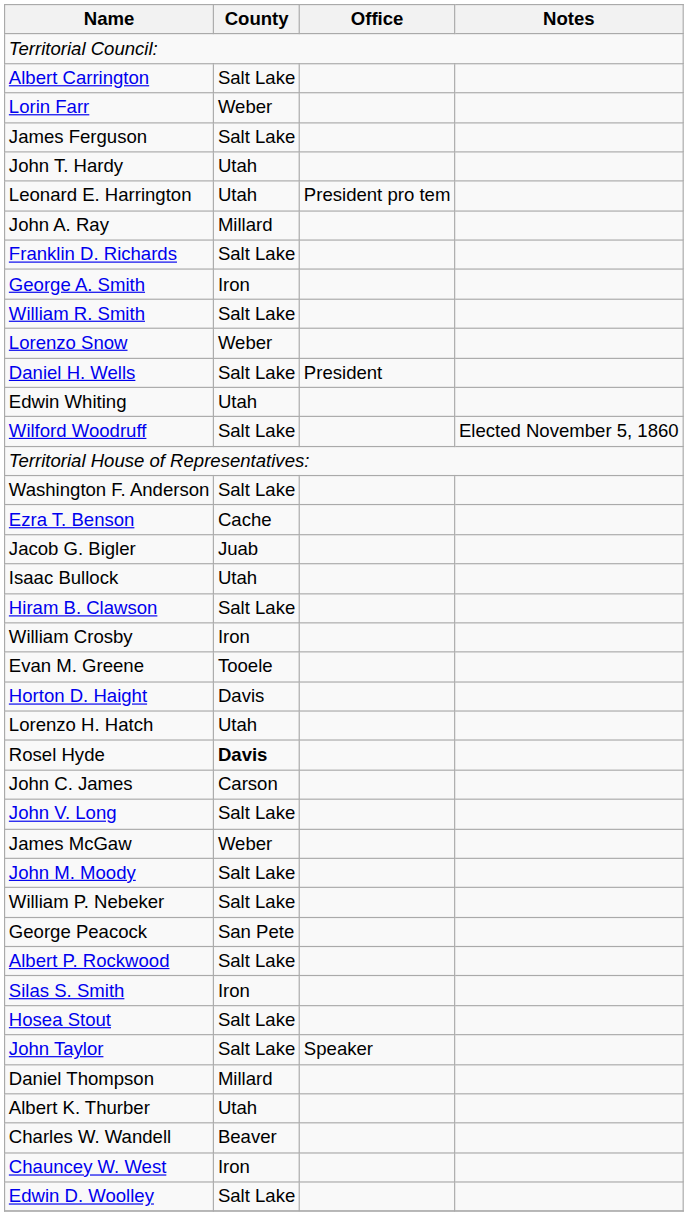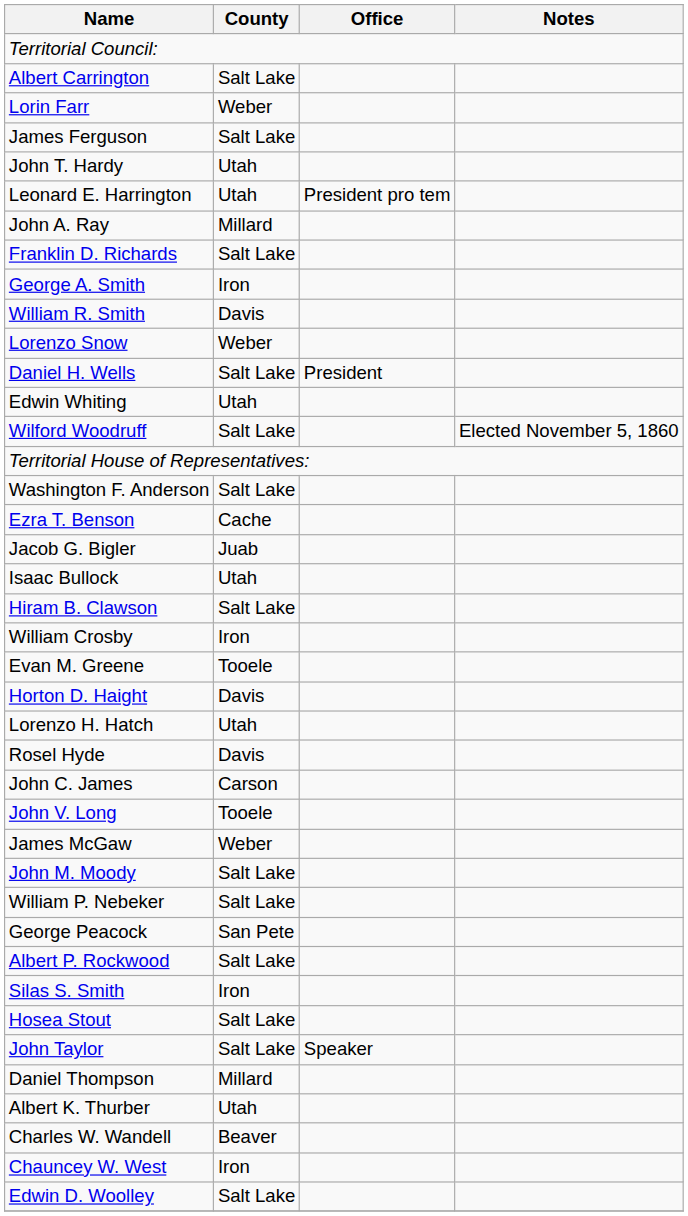(257, 313) Salt Lake -> (241, 313) Davis
(243, 755) bold -> (241, 755) normal
(257, 813) Salt Lake -> (245, 813) Tooele
